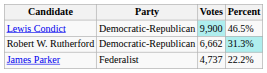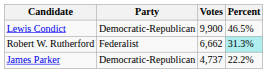(211, 28) paleturquoise background -> (211, 28) no background
(147, 44) Democratic-Republican -> (119, 44) Federalist
(119, 60) Federalist -> (147, 60) Democratic-Republican
